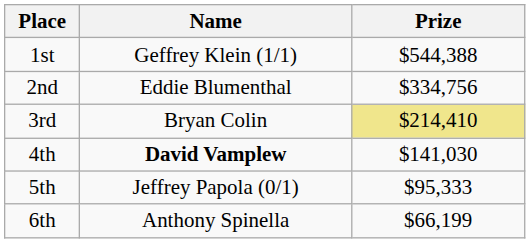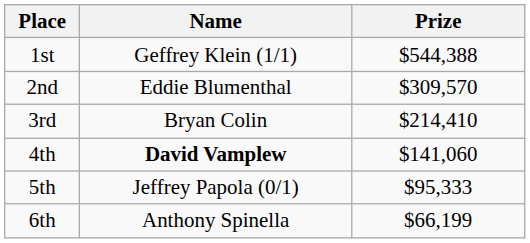(438, 87) $334,756 -> (438, 87) $309,570
(438, 120) khaki background -> (438, 120) no background
(438, 154) $141,030 -> (438, 154) $141,060
